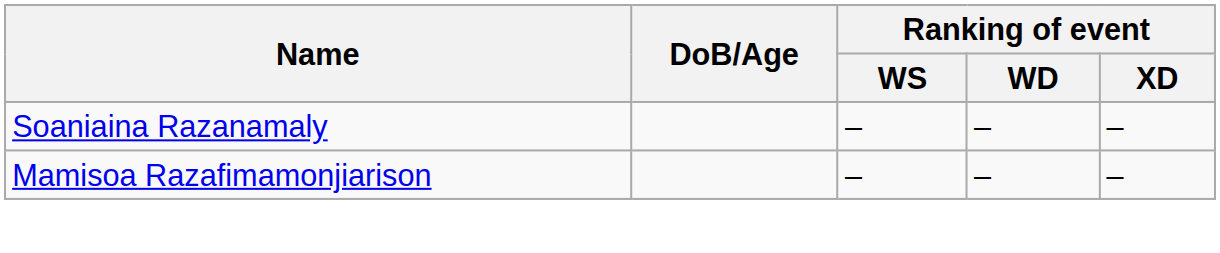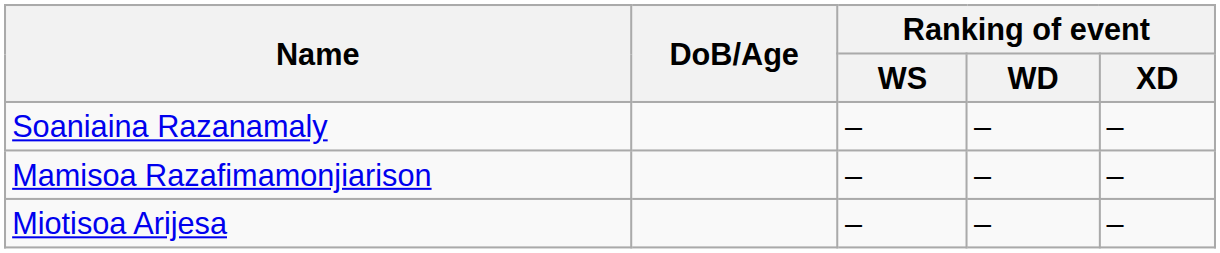+ row: (120, 224)
